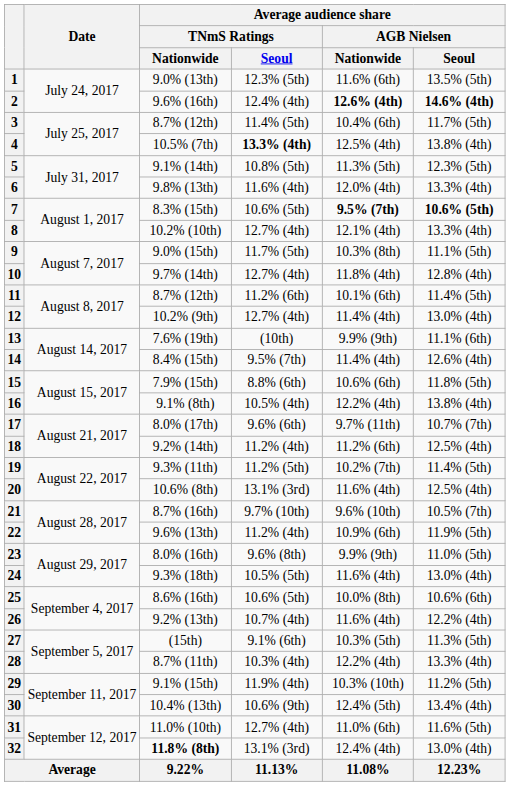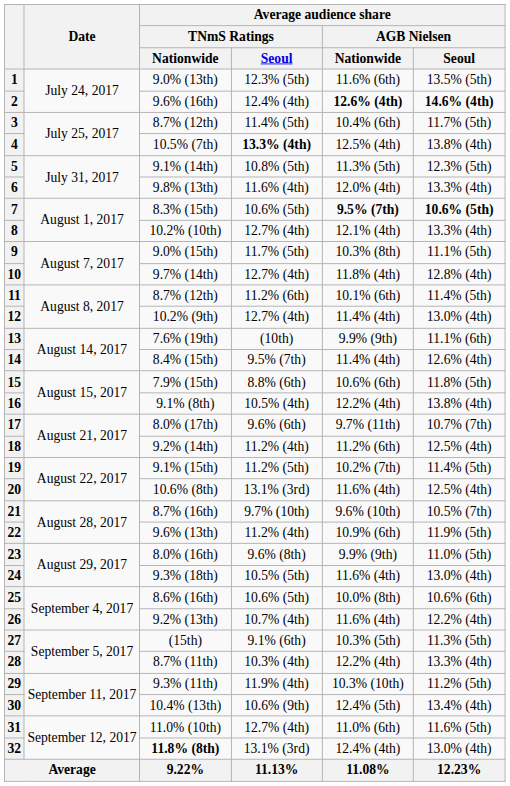(185, 468) 9.3% (11th) -> (185, 468) 9.1% (15th)
(185, 683) 9.1% (15th) -> (185, 683) 9.3% (11th)
